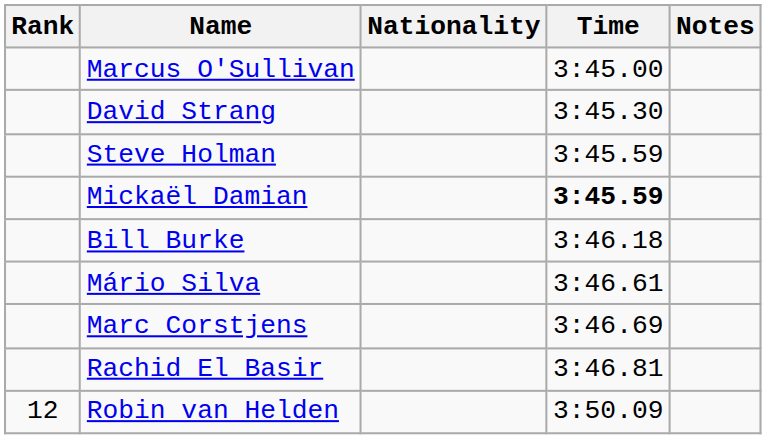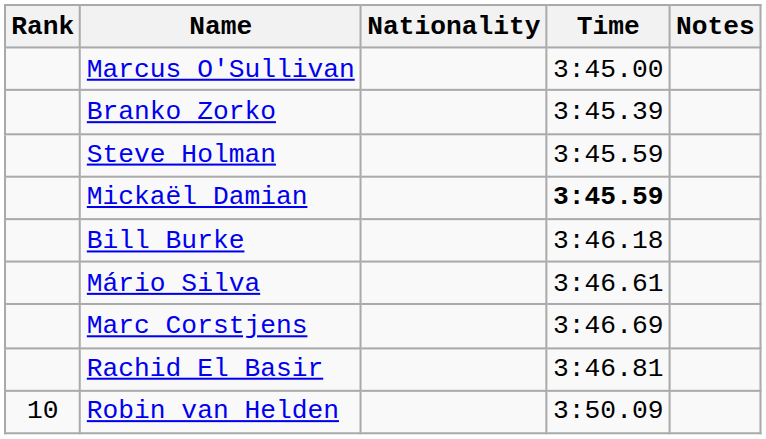- row: (181, 112)
+ row: (181, 112)
(43, 412) 12 -> (43, 412) 10
